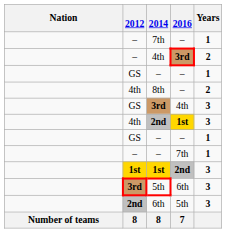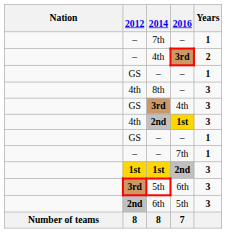(208, 90) 2 -> (208, 90) 3
